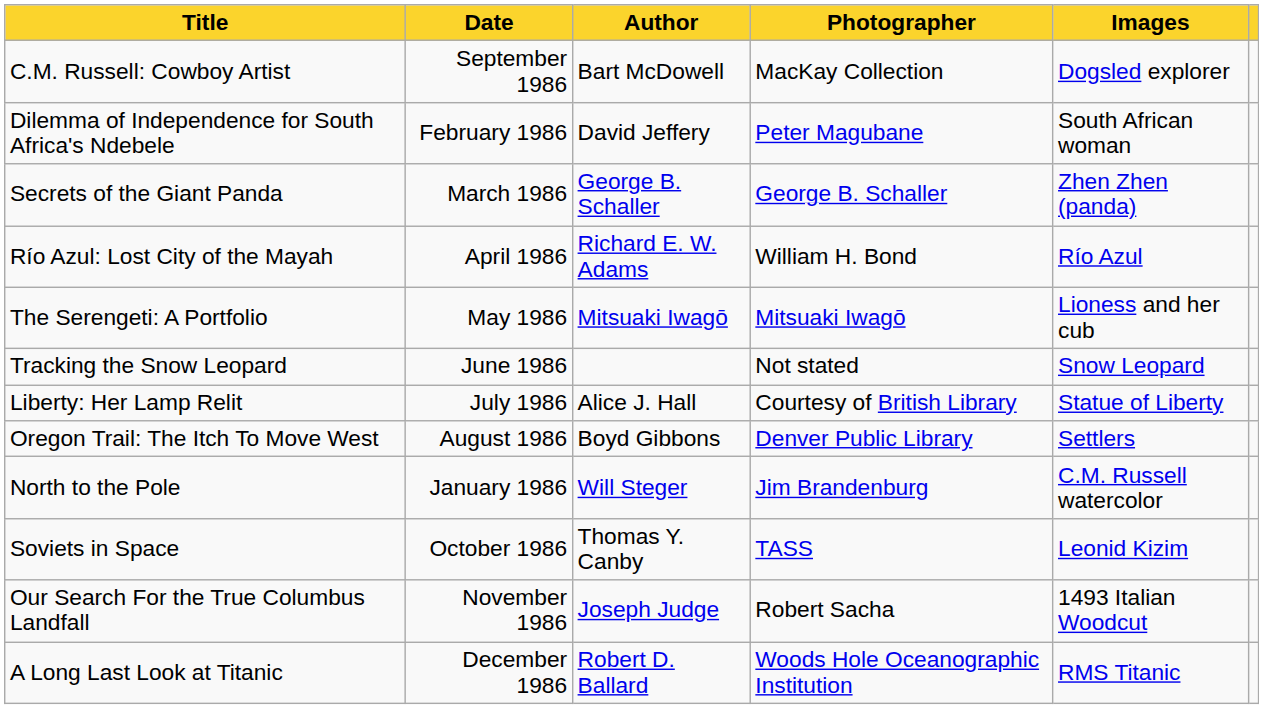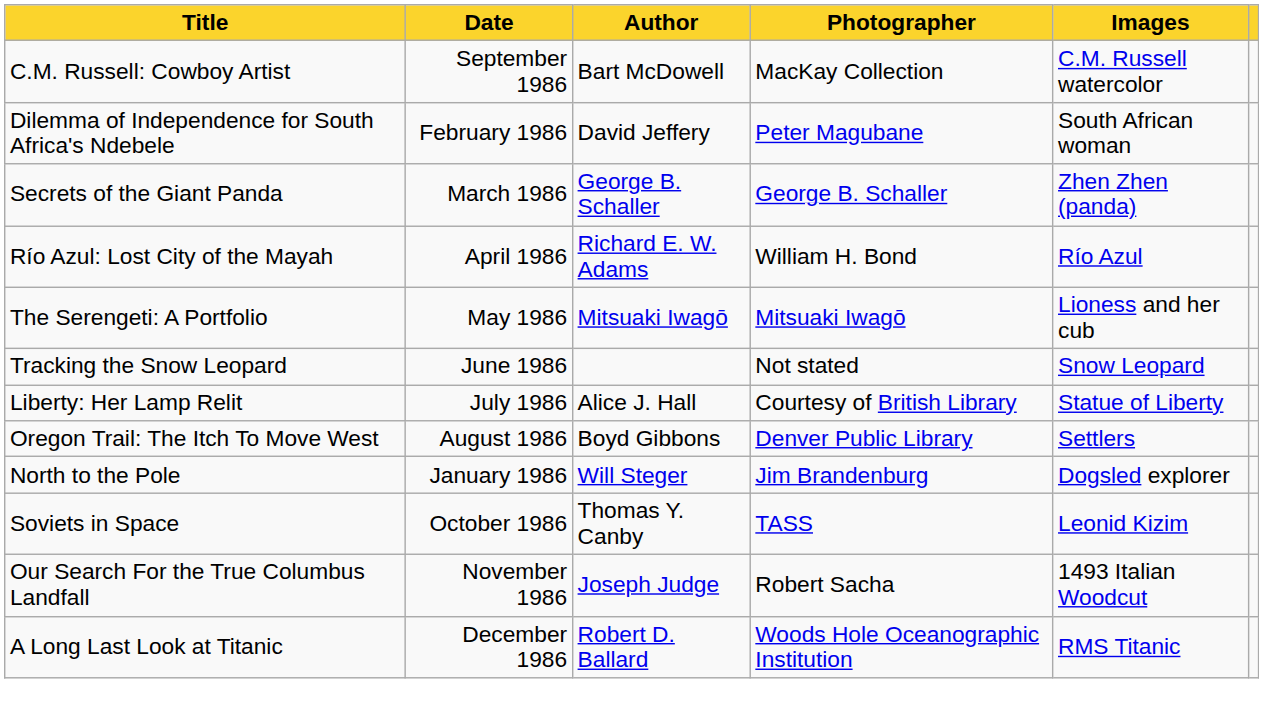(1144, 71) Dogsled explorer -> (1122, 71) C.M. Russell watercolor
(1122, 487) C.M. Russell watercolor -> (1144, 474) Dogsled explorer
